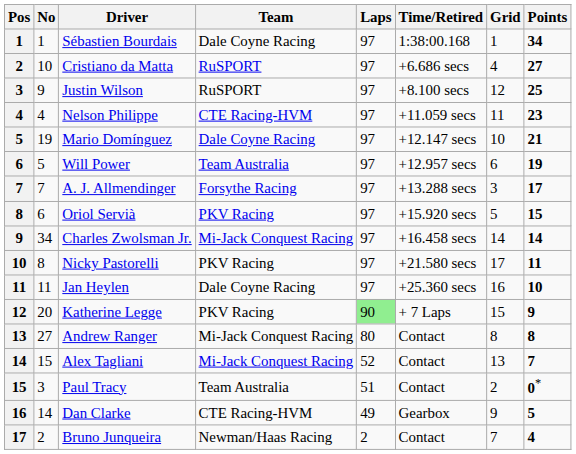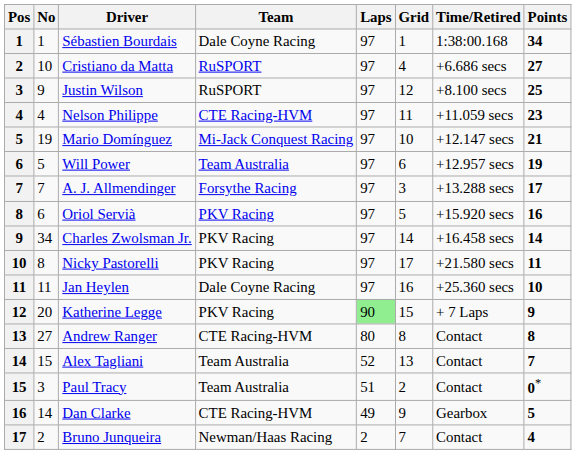columns swapped: (441, 16) <-> (505, 16)
(257, 139) Dale Coyne Racing -> (276, 139) Mi-Jack Conquest Racing
(535, 213) 15 -> (535, 213) 16
(276, 238) Mi-Jack Conquest Racing -> (236, 238) PKV Racing
(276, 336) Mi-Jack Conquest Racing -> (255, 336) CTE Racing-HVM
(276, 360) Mi-Jack Conquest Racing -> (244, 360) Team Australia
